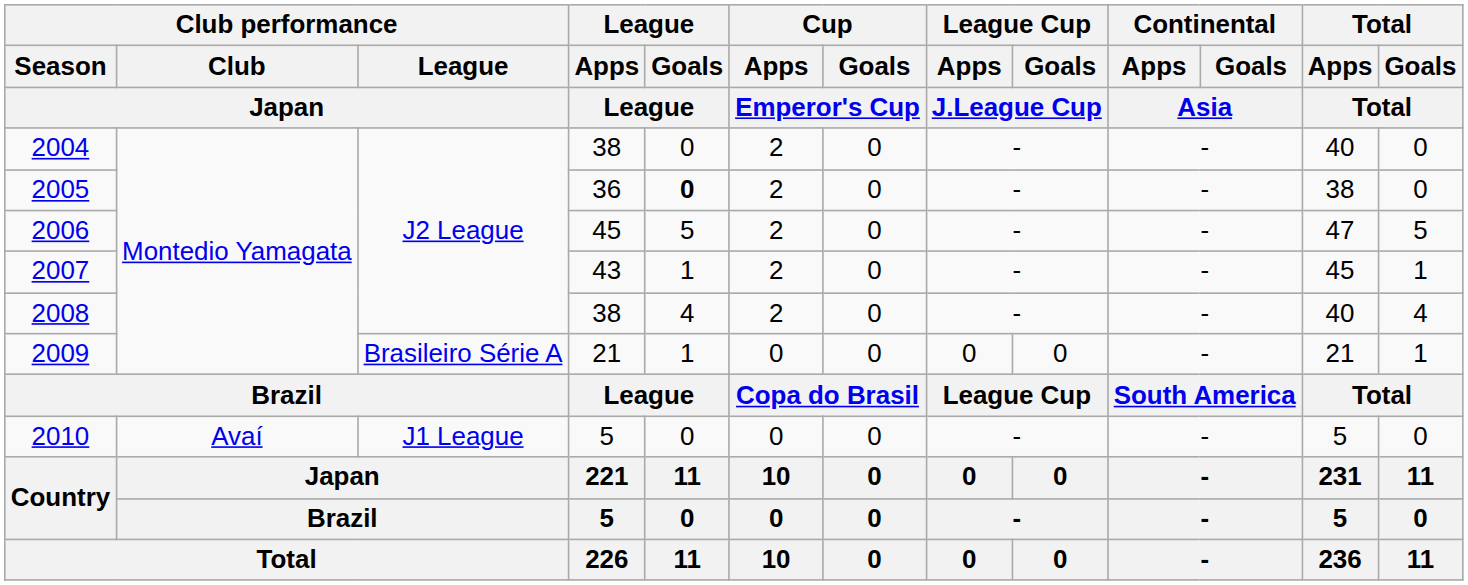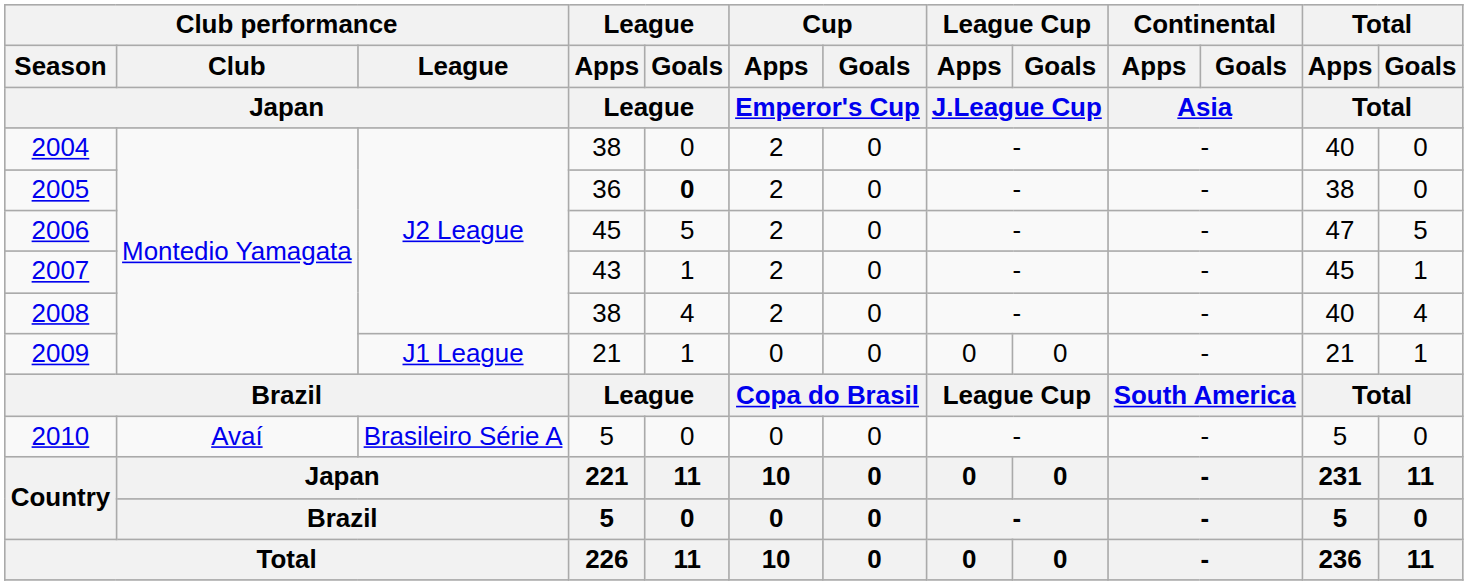(463, 353) Brasileiro Série A -> (463, 353) J1 League
(463, 436) J1 League -> (463, 436) Brasileiro Série A
